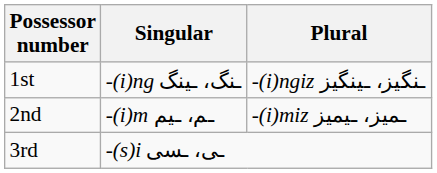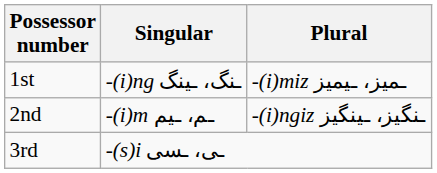(339, 80) -(i)ngiz ـنگیز، ـینگیز -> (329, 80) -(i)miz ـمیز، ـیمیز
(329, 115) -(i)miz ـمیز، ـیمیز -> (339, 115) -(i)ngiz ـنگیز، ـینگیز
